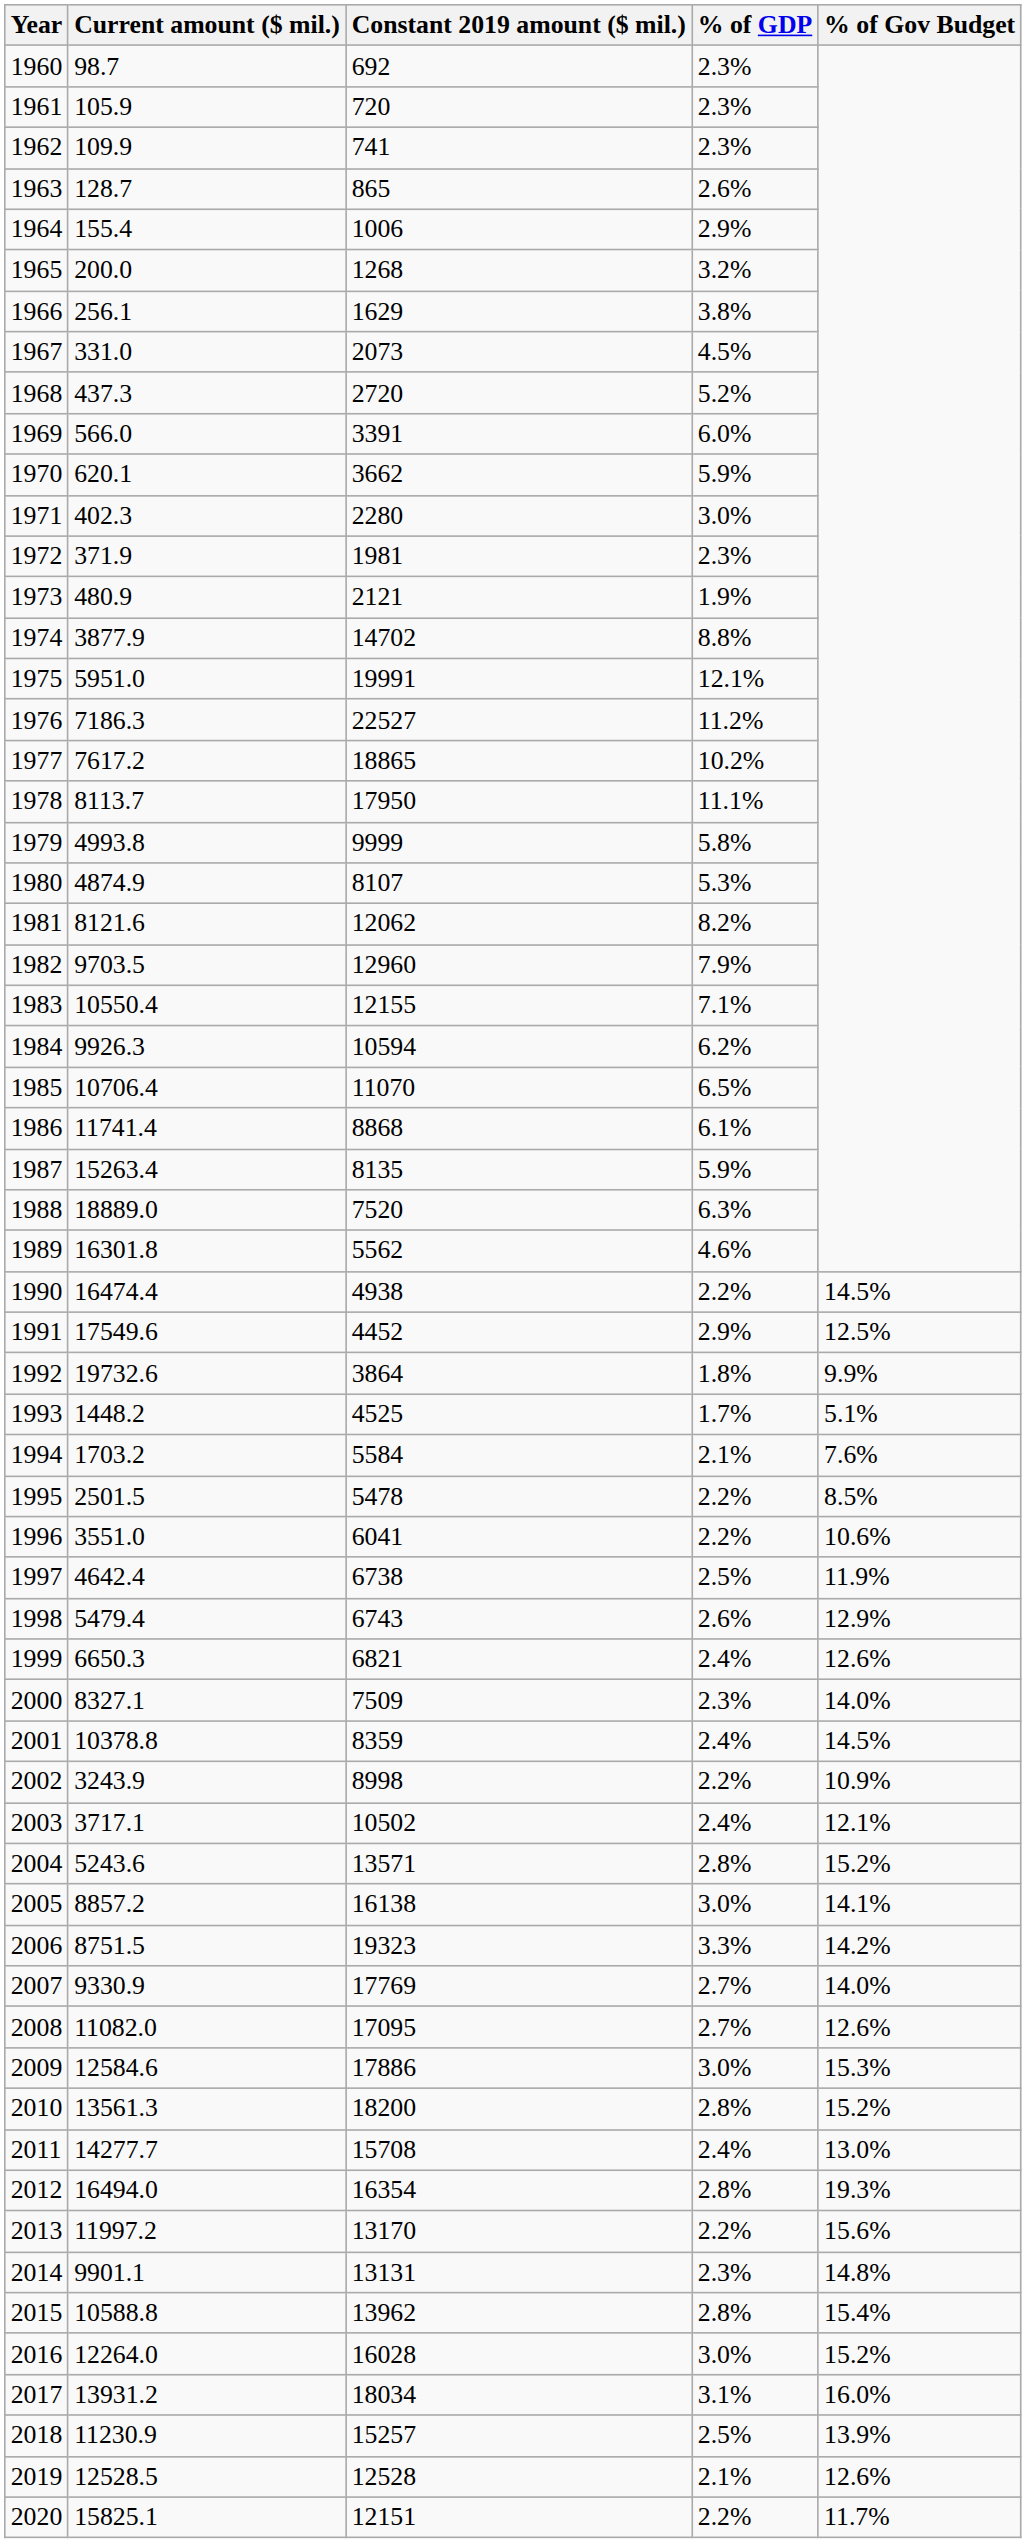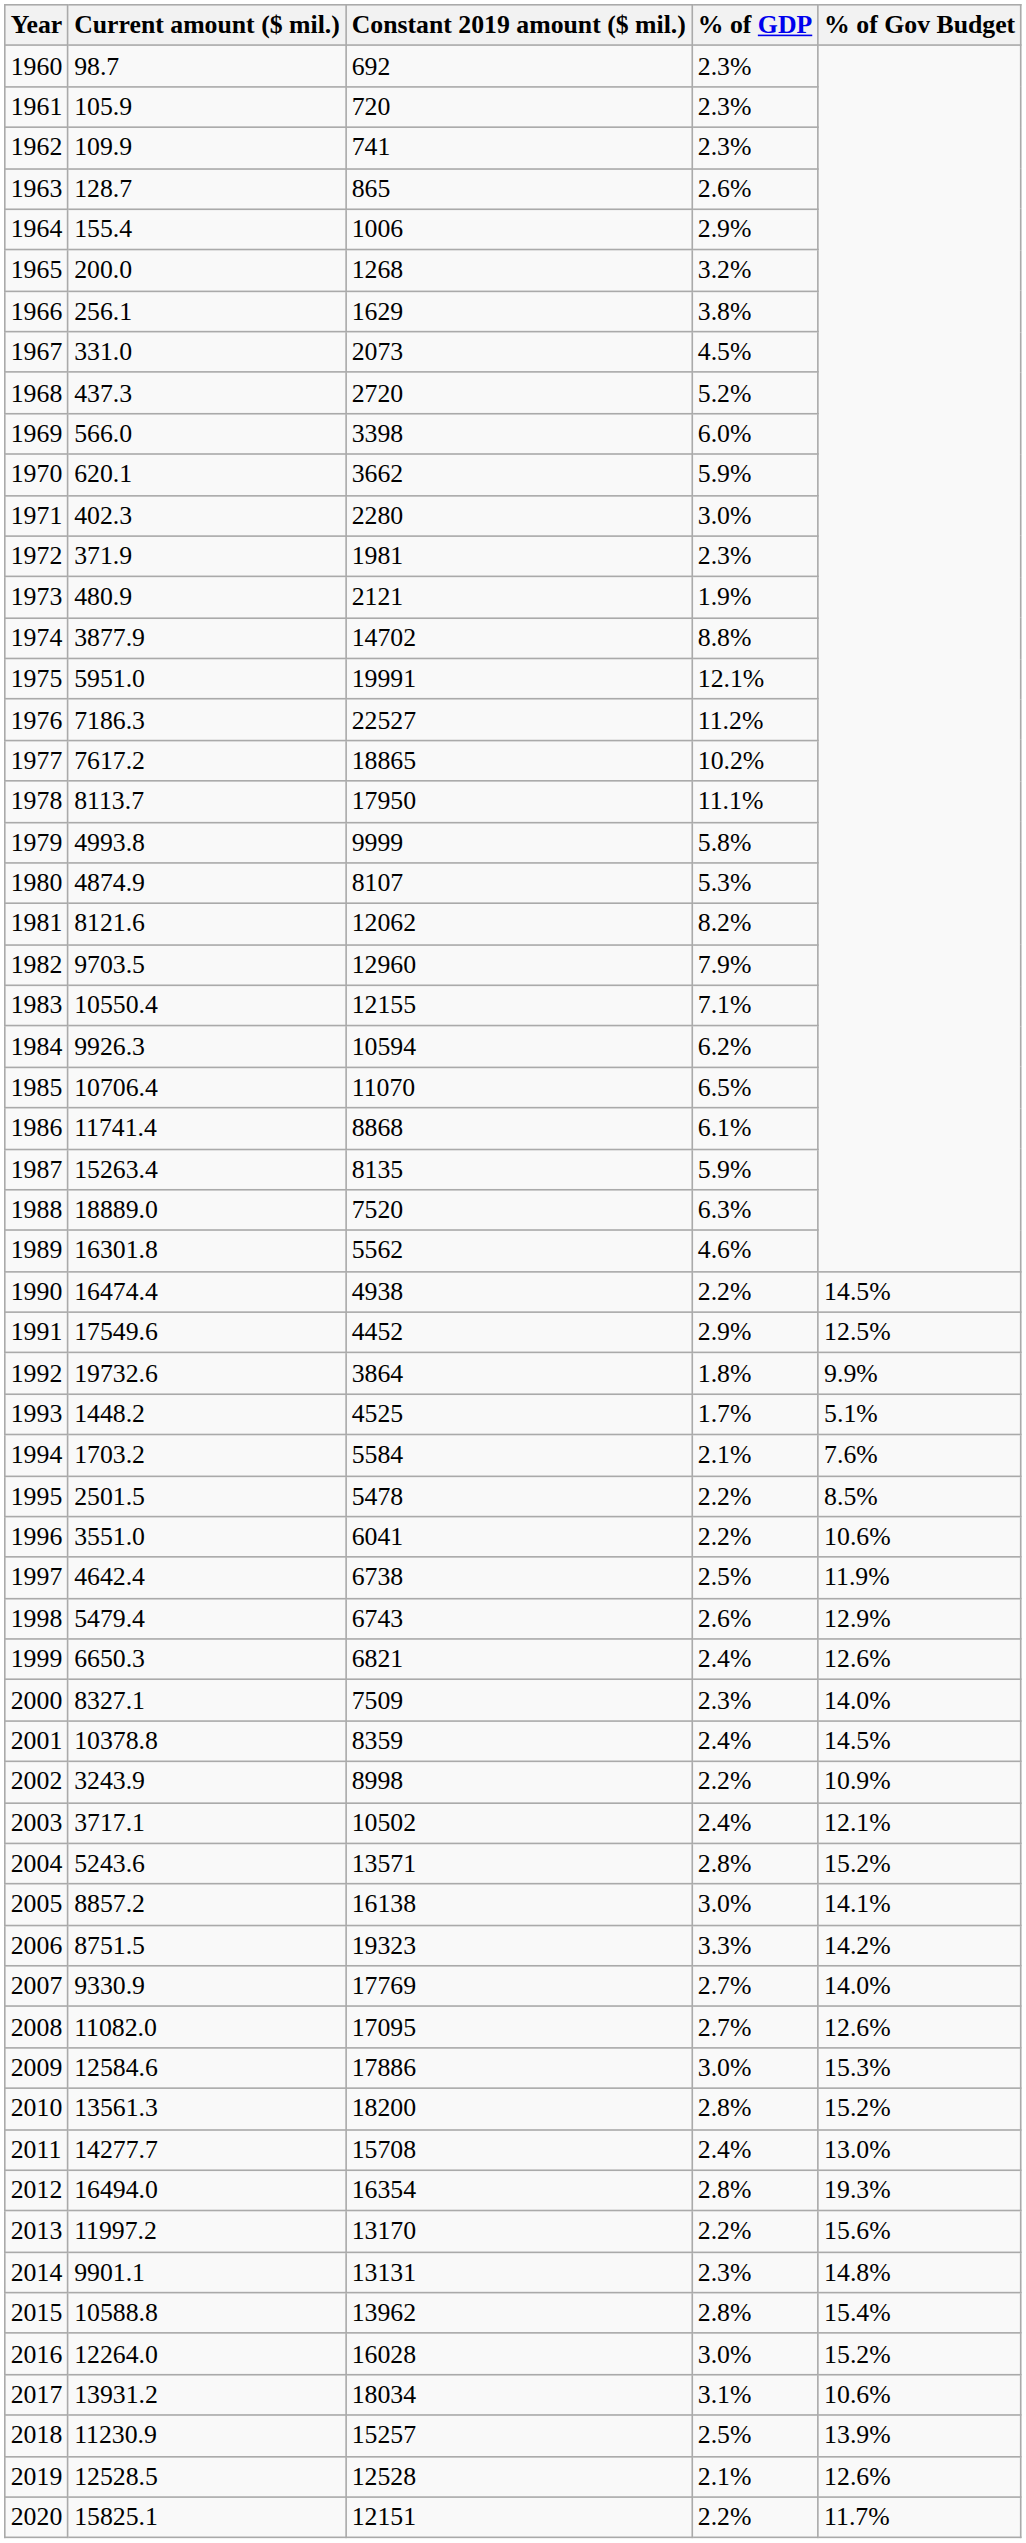(377, 433) 3391 -> (377, 433) 3398
(857, 2394) 16.0% -> (857, 2394) 10.6%
